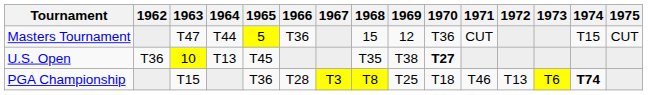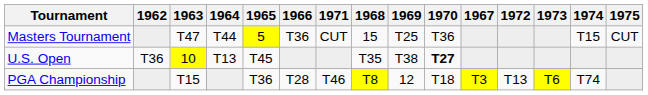columns swapped: (334, 15) <-> (479, 15)
(406, 37) 12 -> (406, 37) T25
(406, 80) T25 -> (406, 80) 12
(588, 80) bold -> (588, 80) normal
